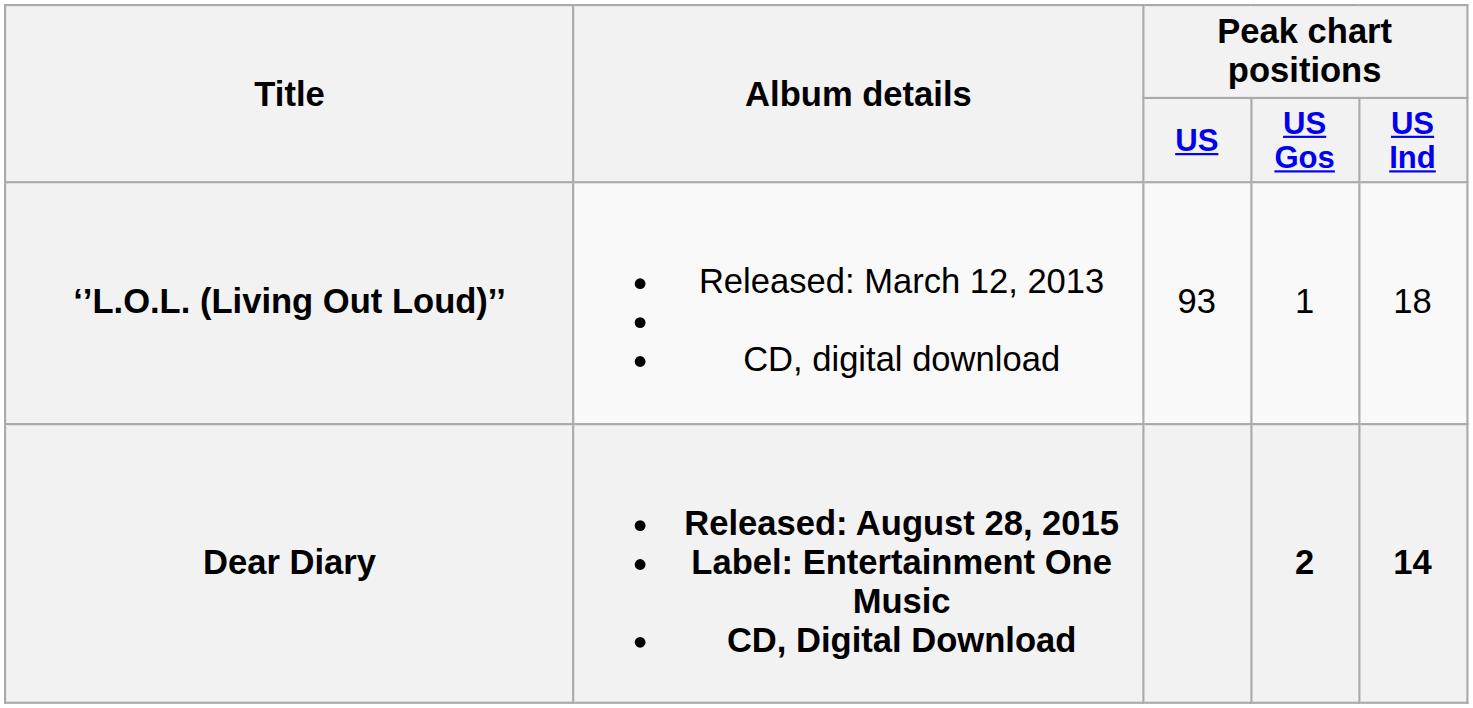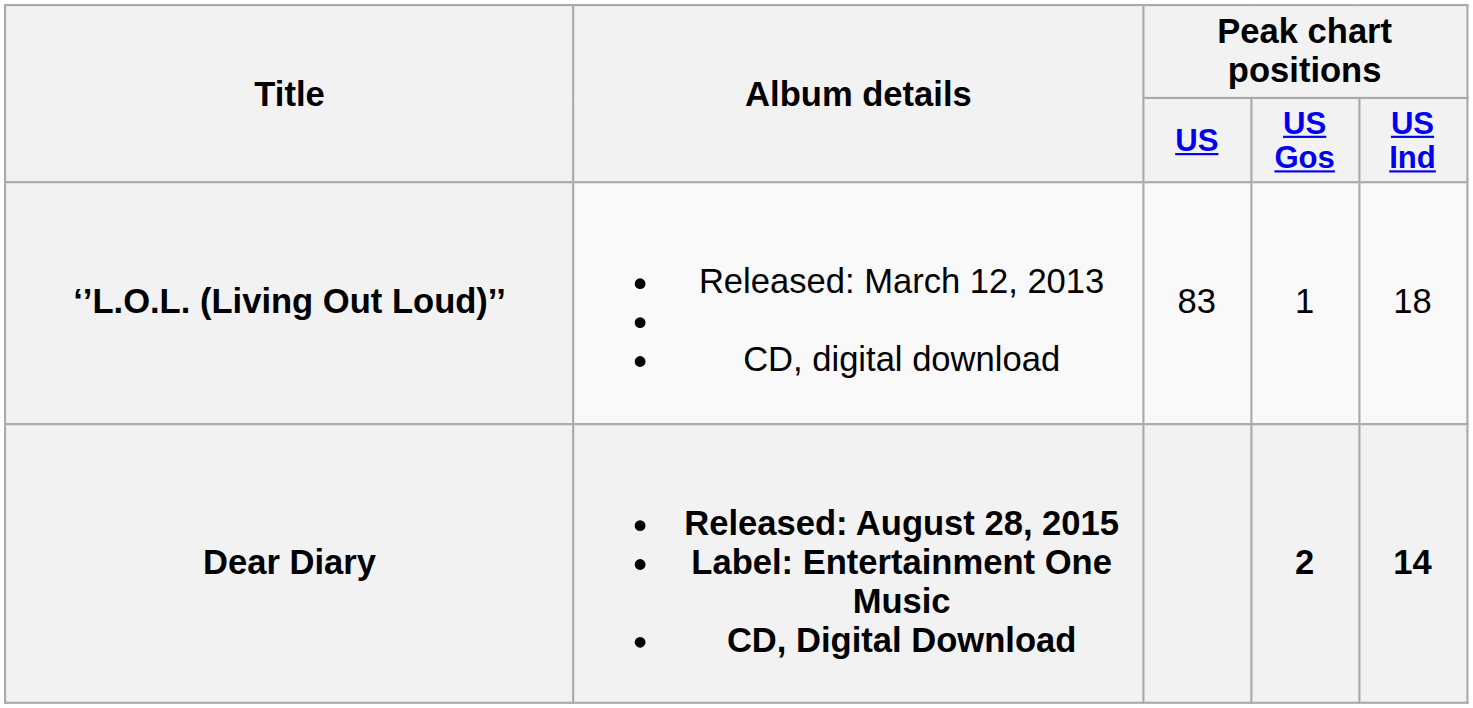(1197, 302) 93 -> (1197, 302) 83
